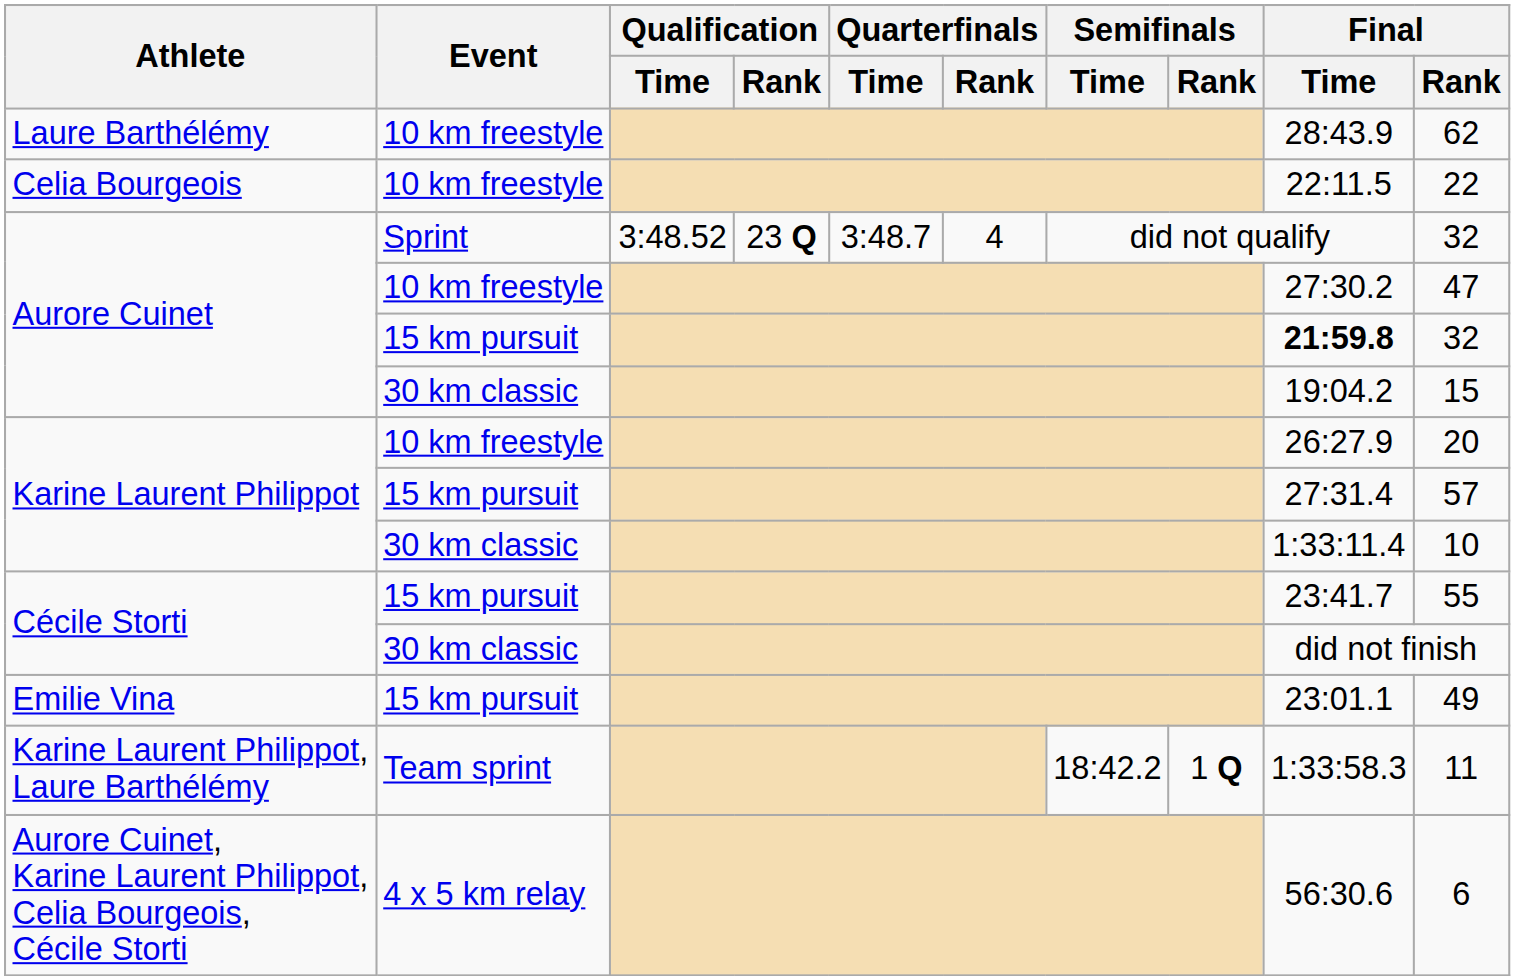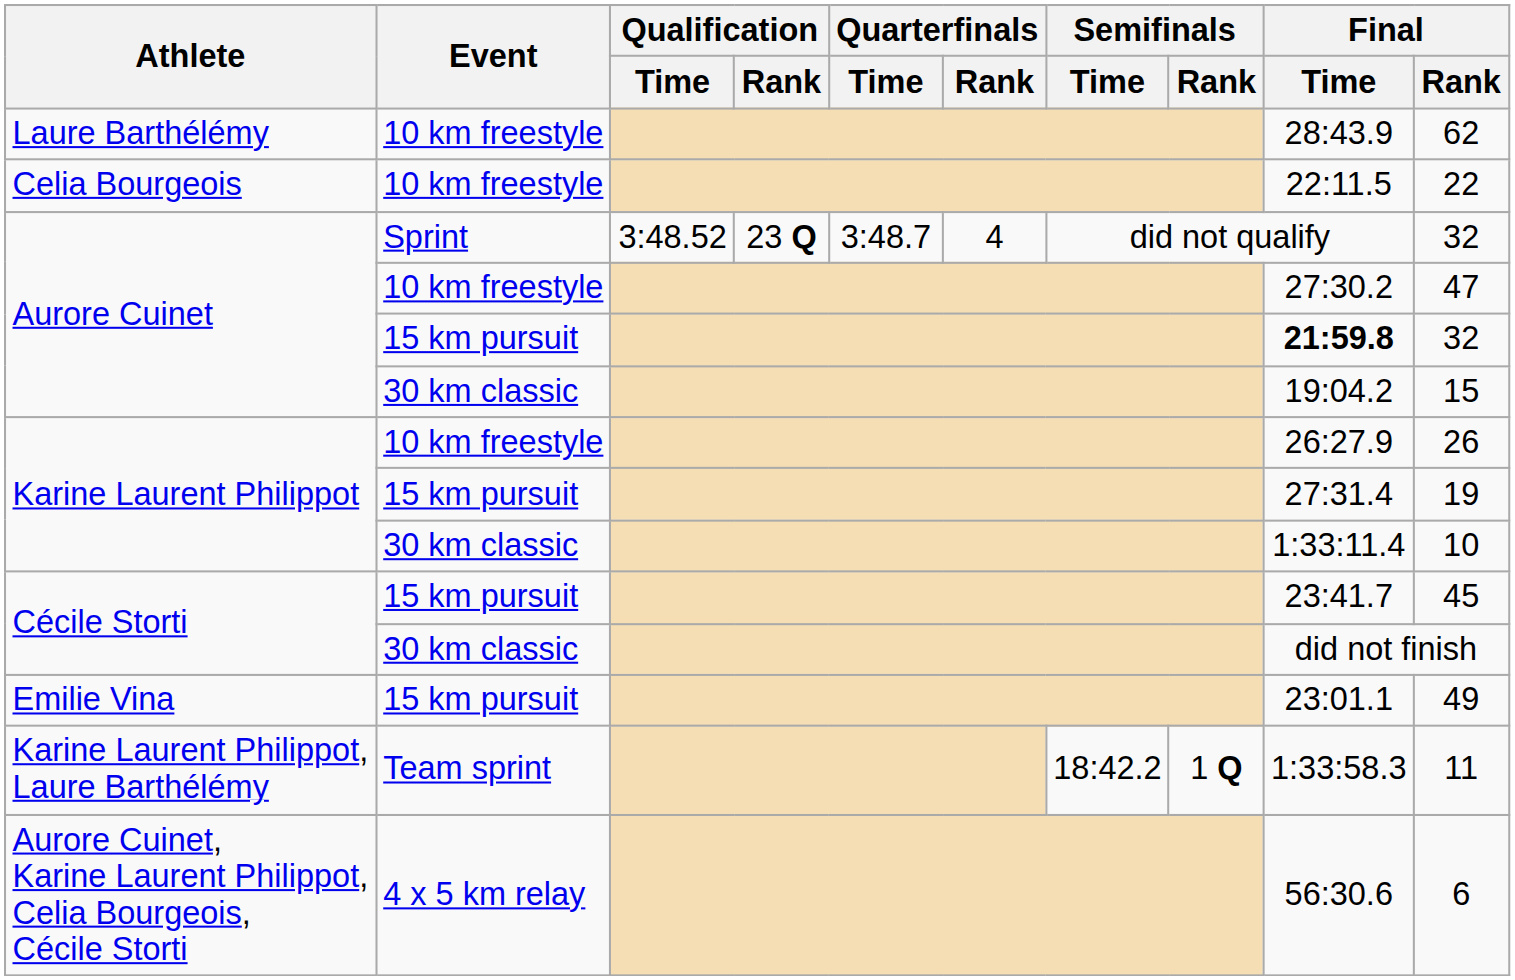(1461, 442) 20 -> (1461, 442) 26
(1461, 493) 57 -> (1461, 493) 19
(1461, 596) 55 -> (1461, 596) 45
